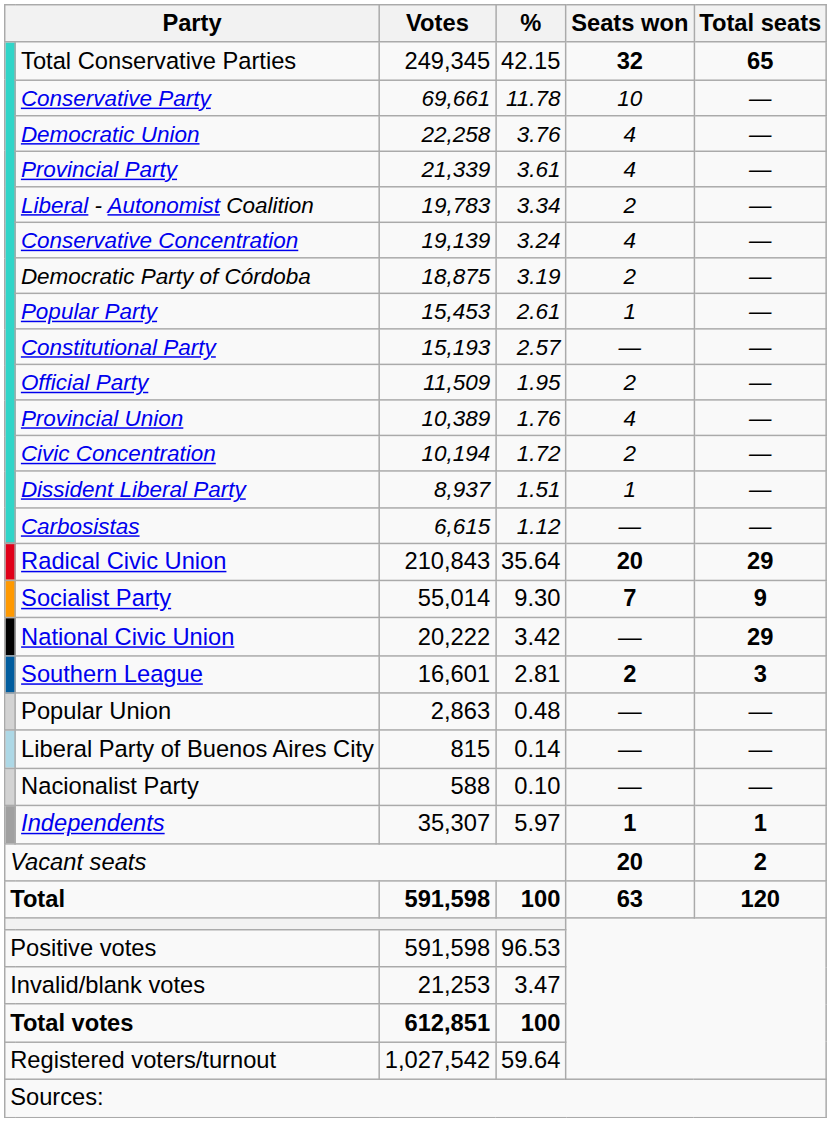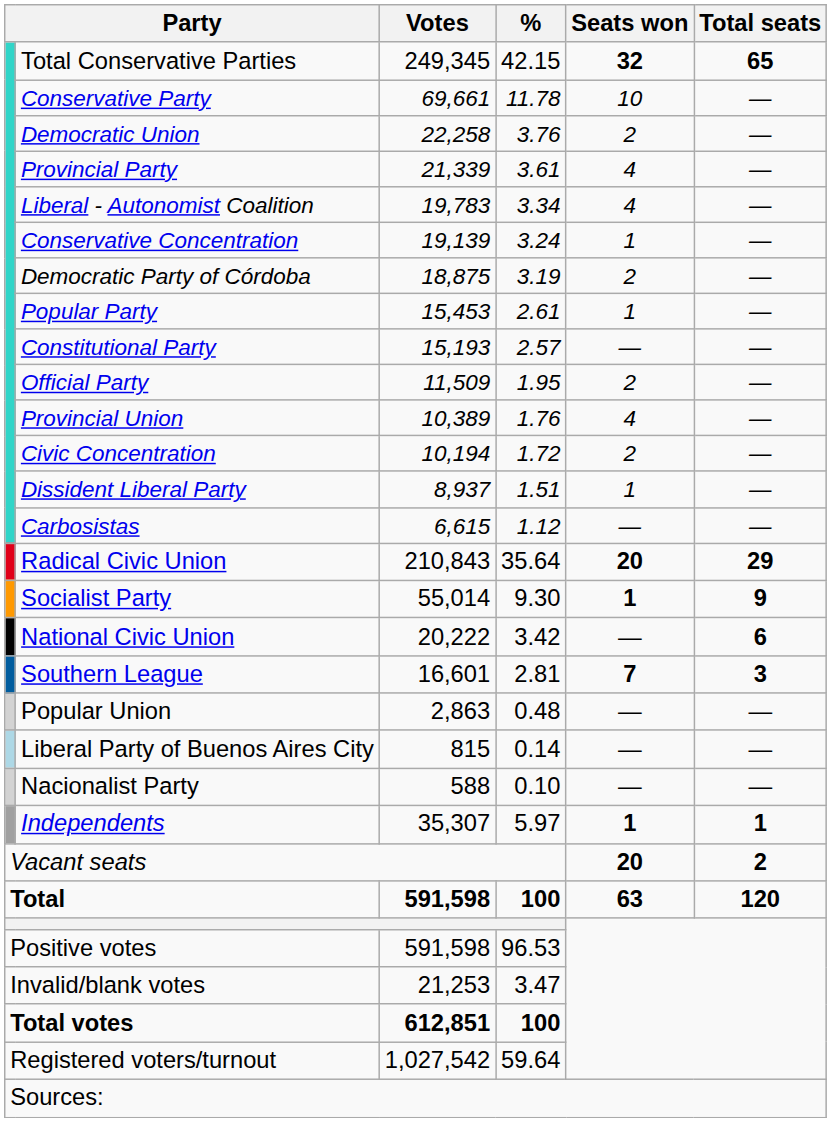(630, 133) 4 -> (630, 133) 2
(630, 204) 2 -> (630, 204) 4
(630, 240) 4 -> (630, 240) 1
(630, 598) 7 -> (630, 598) 1
(760, 636) 29 -> (760, 636) 6
(630, 674) 2 -> (630, 674) 7
